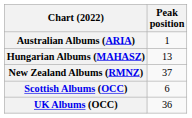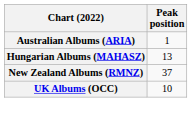- row: (76, 89)
(167, 105) 36 -> (167, 89) 10
